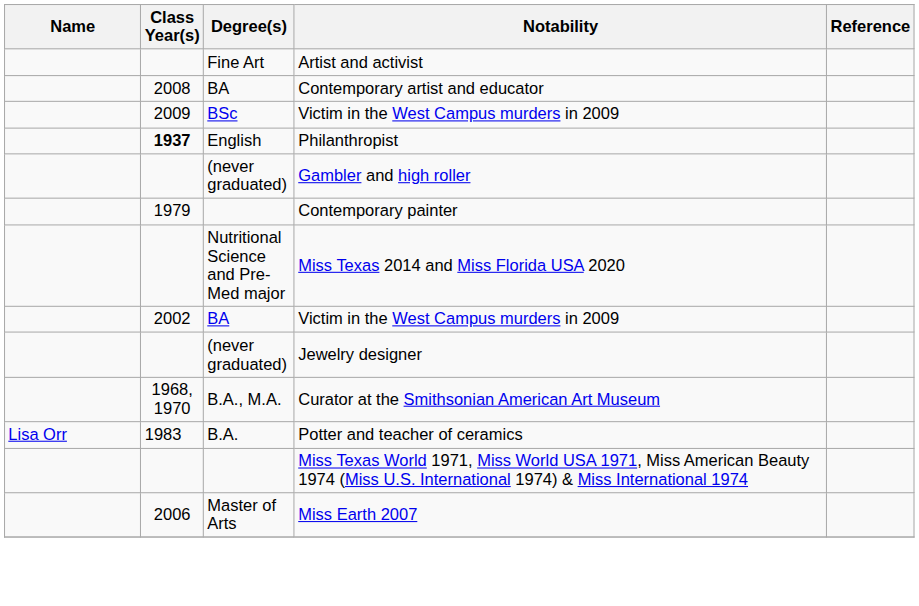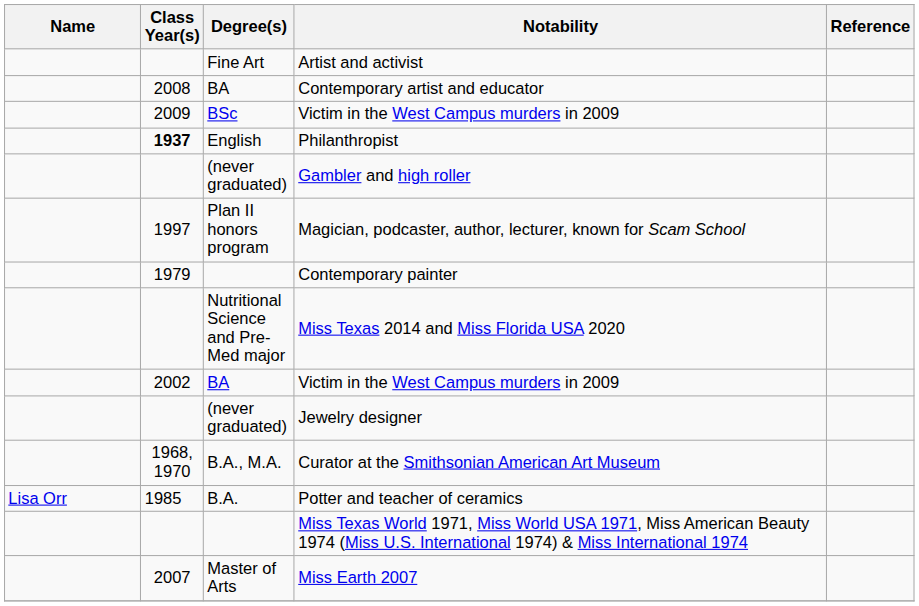+ row: (238, 230)
(163, 434) 1983 -> (163, 498) 1985
(172, 514) 2006 -> (172, 578) 2007
